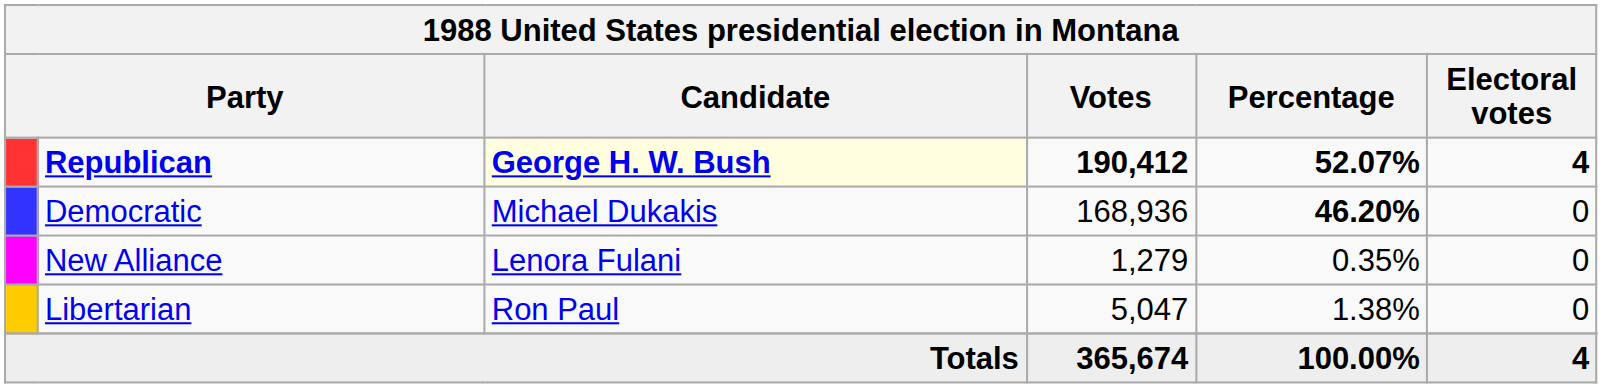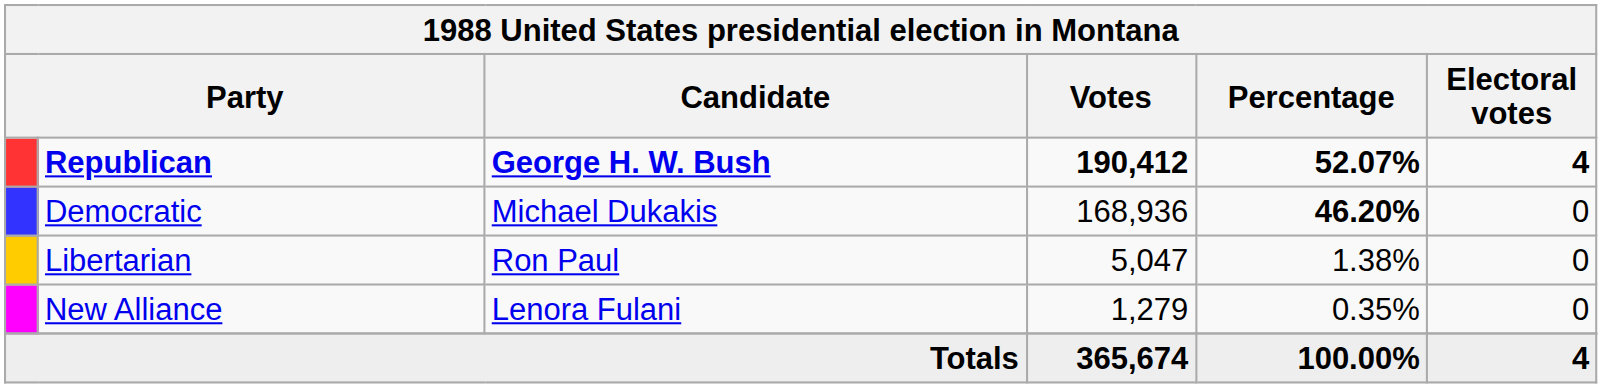(631, 163) lightyellow background -> (631, 163) no background
rows swapped: (118, 310) <-> (134, 261)
